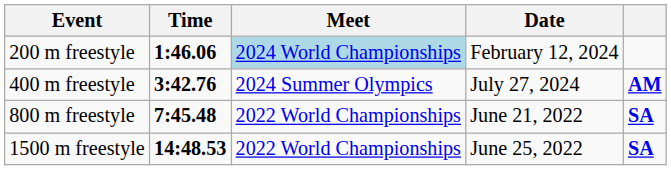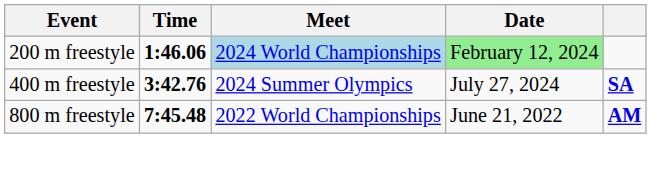(544, 52) no background -> (524, 52) lightgreen background
(645, 84) AM -> (621, 84) SA
(641, 116) SA -> (625, 116) AM
- row: (77, 148)
